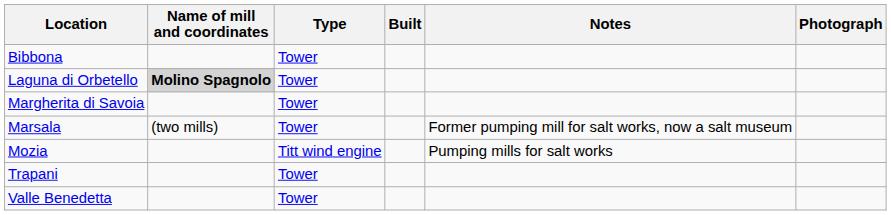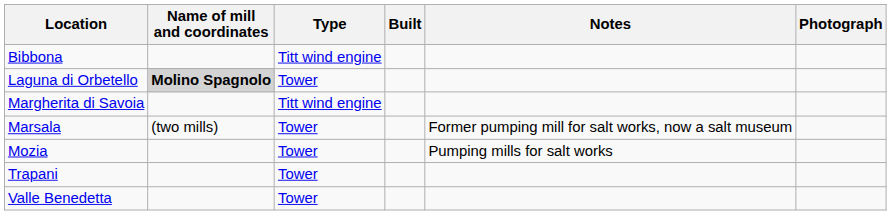(298, 56) Tower -> (330, 56) Titt wind engine
(298, 103) Tower -> (330, 103) Titt wind engine
(330, 151) Titt wind engine -> (298, 151) Tower
